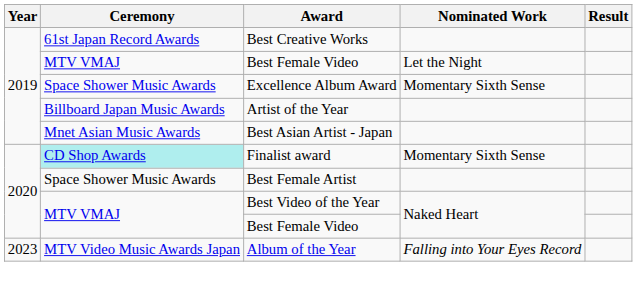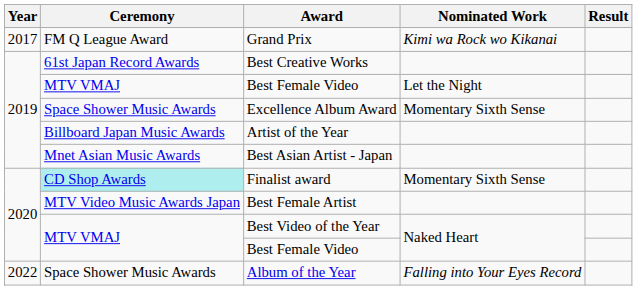+ row: (279, 39)
(130, 179) Space Shower Music Awards -> (142, 202) MTV Video Music Awards Japan
(23, 249) 2023 -> (23, 272) 2022
(142, 249) MTV Video Music Awards Japan -> (130, 272) Space Shower Music Awards
